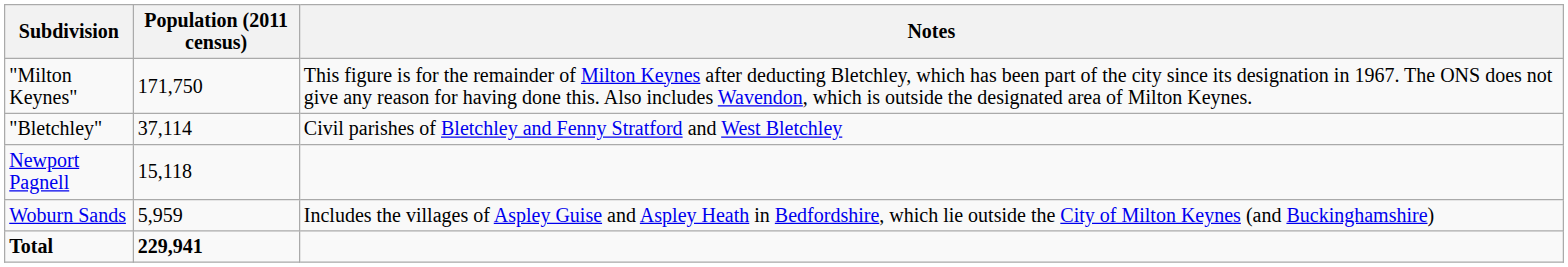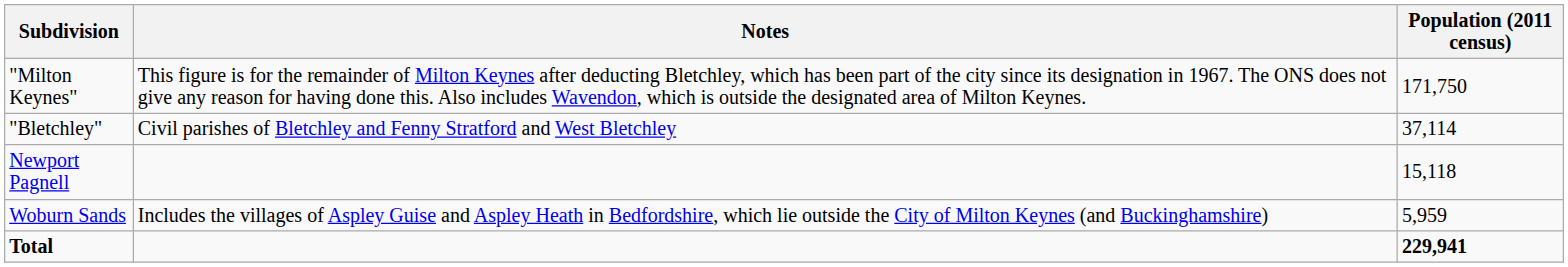columns swapped: (216, 31) <-> (931, 31)
